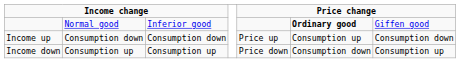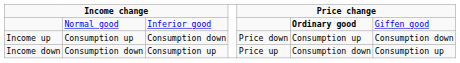(104, 38) Consumption down -> (99, 38) Consumption up
(259, 38) Price up -> (263, 38) Price down
(99, 51) Consumption up -> (104, 51) Consumption down
(263, 51) Price down -> (259, 51) Price up
